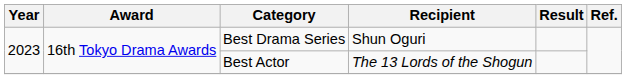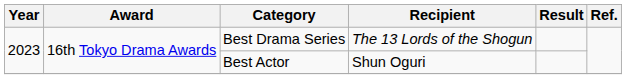(389, 39) Shun Oguri -> (442, 39) The 13 Lords of the Shogun
(442, 62) The 13 Lords of the Shogun -> (389, 62) Shun Oguri
